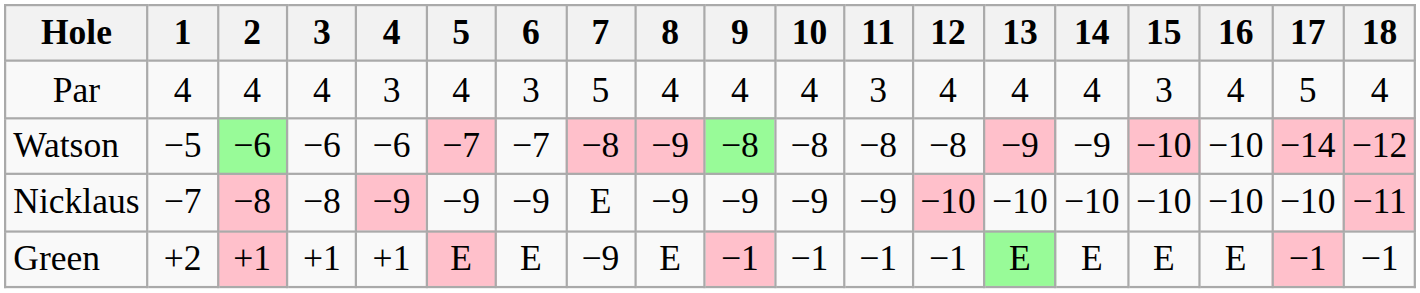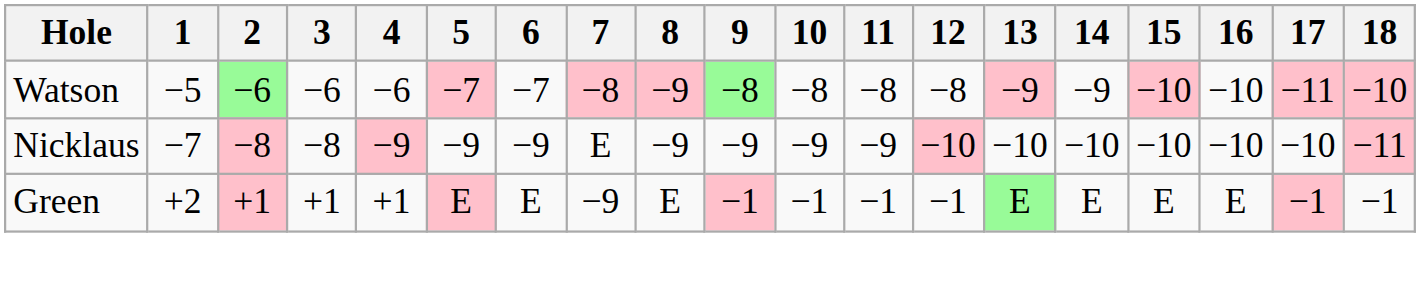- row: (76, 88)
(1308, 145) −14 -> (1308, 88) −11
(1380, 145) −12 -> (1380, 88) −10
